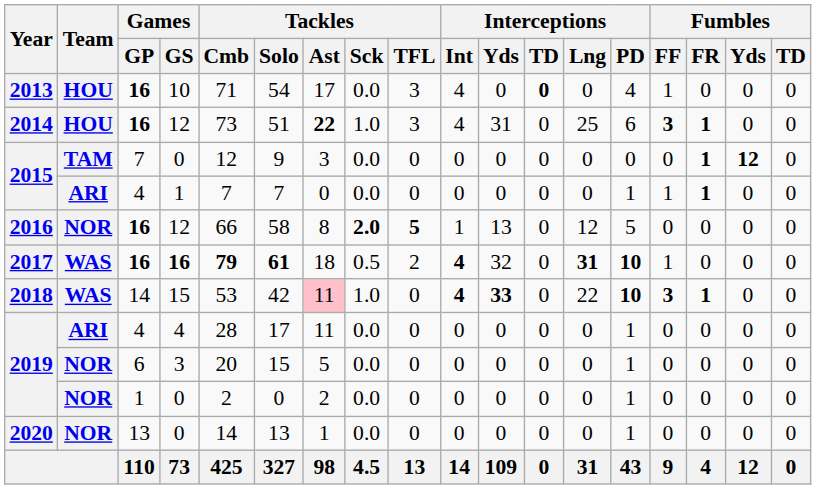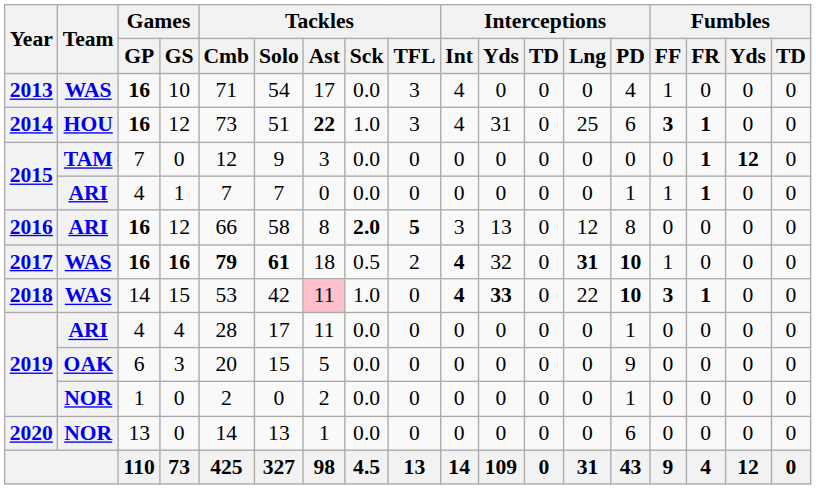(88, 90) HOU -> (88, 90) WAS
(544, 90) bold -> (544, 90) normal
(88, 227) NOR -> (88, 227) ARI
(459, 227) 1 -> (459, 227) 3
(630, 227) 5 -> (630, 227) 8
(88, 364) NOR -> (88, 364) OAK
(630, 364) 1 -> (630, 364) 9
(630, 432) 1 -> (630, 432) 6
